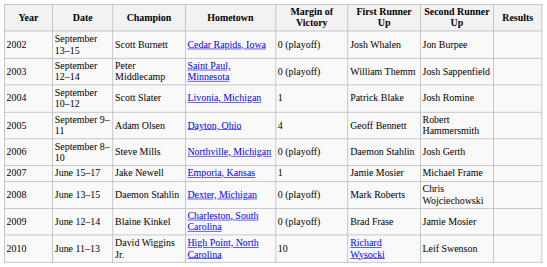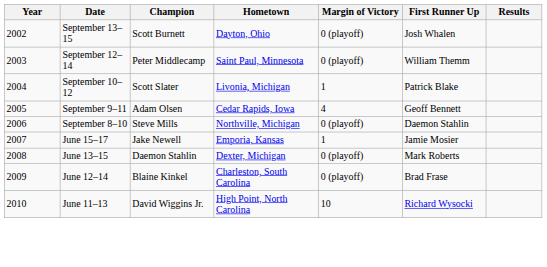- column: (457, 17)
(227, 44) Cedar Rapids, Iowa -> (243, 33) Dayton, Ohio
(214, 125) Dayton, Ohio -> (255, 108) Cedar Rapids, Iowa
